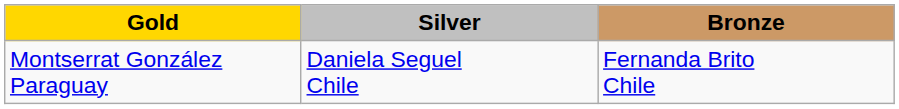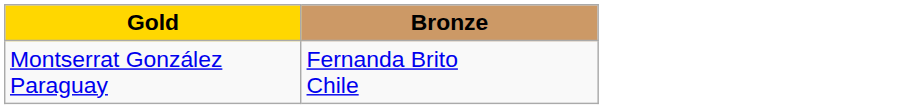- column: (450, 22)
